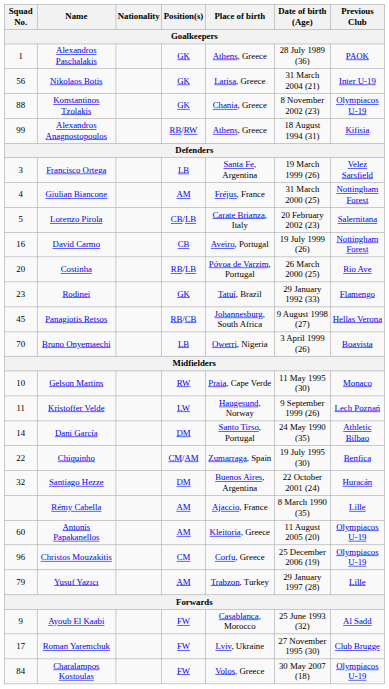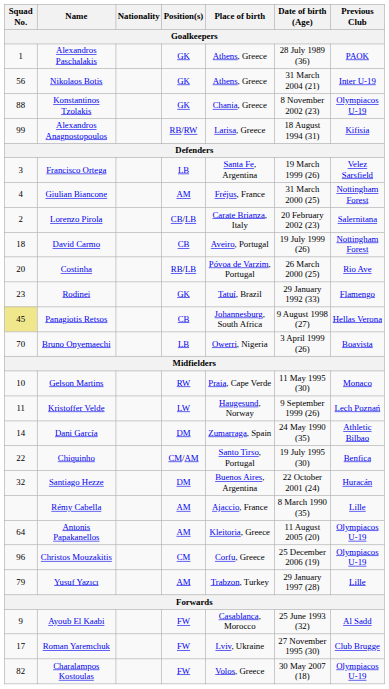(240, 81) Larisa, Greece -> (240, 81) Athens, Greece
(240, 131) Athens, Greece -> (240, 131) Larisa, Greece
(21, 220) 5 -> (21, 220) 2
(21, 245) 16 -> (21, 245) 18
(21, 319) no background -> (21, 319) khaki background
(184, 319) RB/CB -> (184, 319) CB
(240, 433) Santo Tirso, Portugal -> (240, 433) Zumarraga, Spain
(240, 458) Zumarraga, Spain -> (240, 458) Santo Tirso, Portugal
(21, 533) 60 -> (21, 533) 64
(21, 671) 84 -> (21, 671) 82
